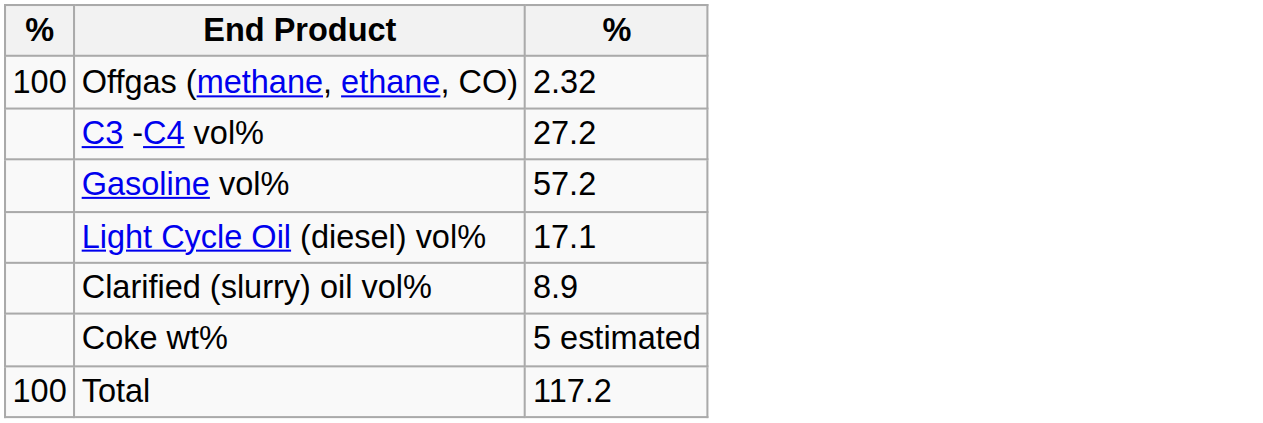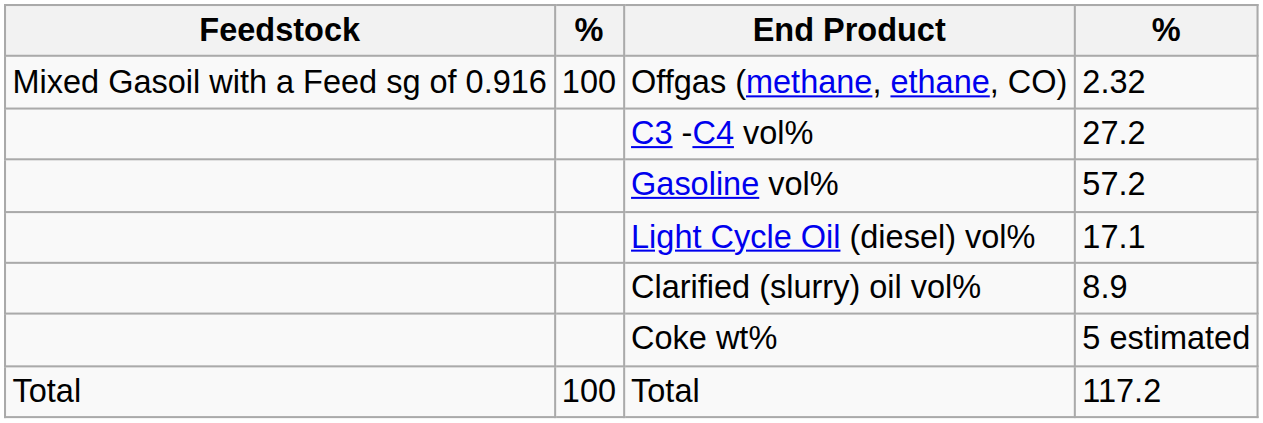+ column: (280, 30)
